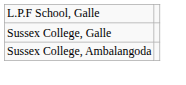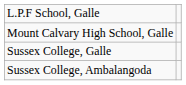+ row: (90, 32)
